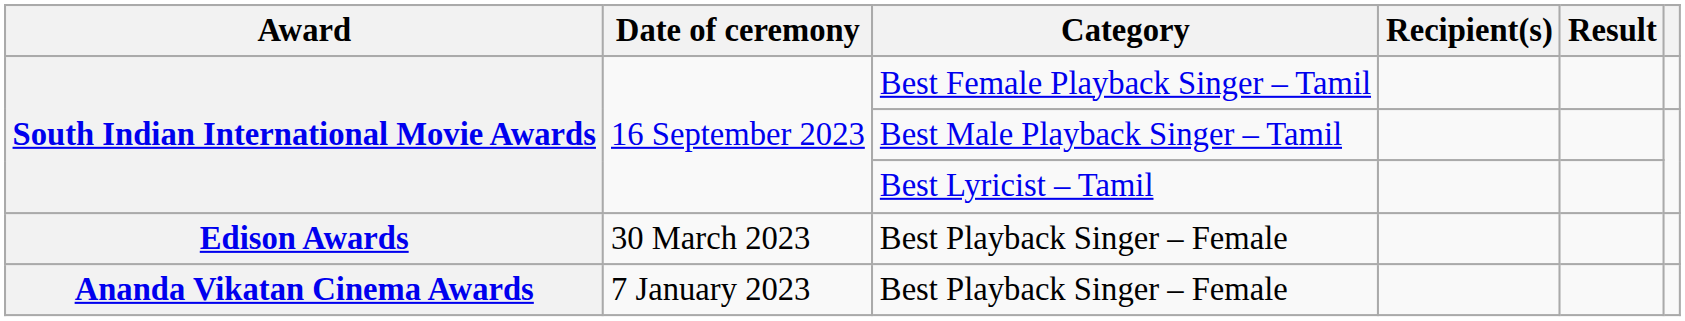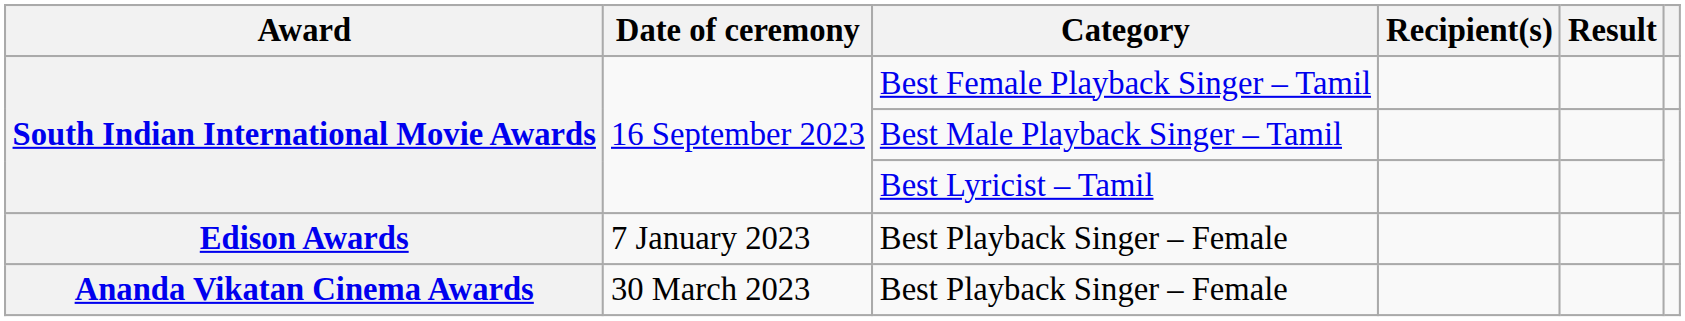(711, 237) 30 March 2023 -> (711, 237) 7 January 2023
(711, 289) 7 January 2023 -> (711, 289) 30 March 2023
